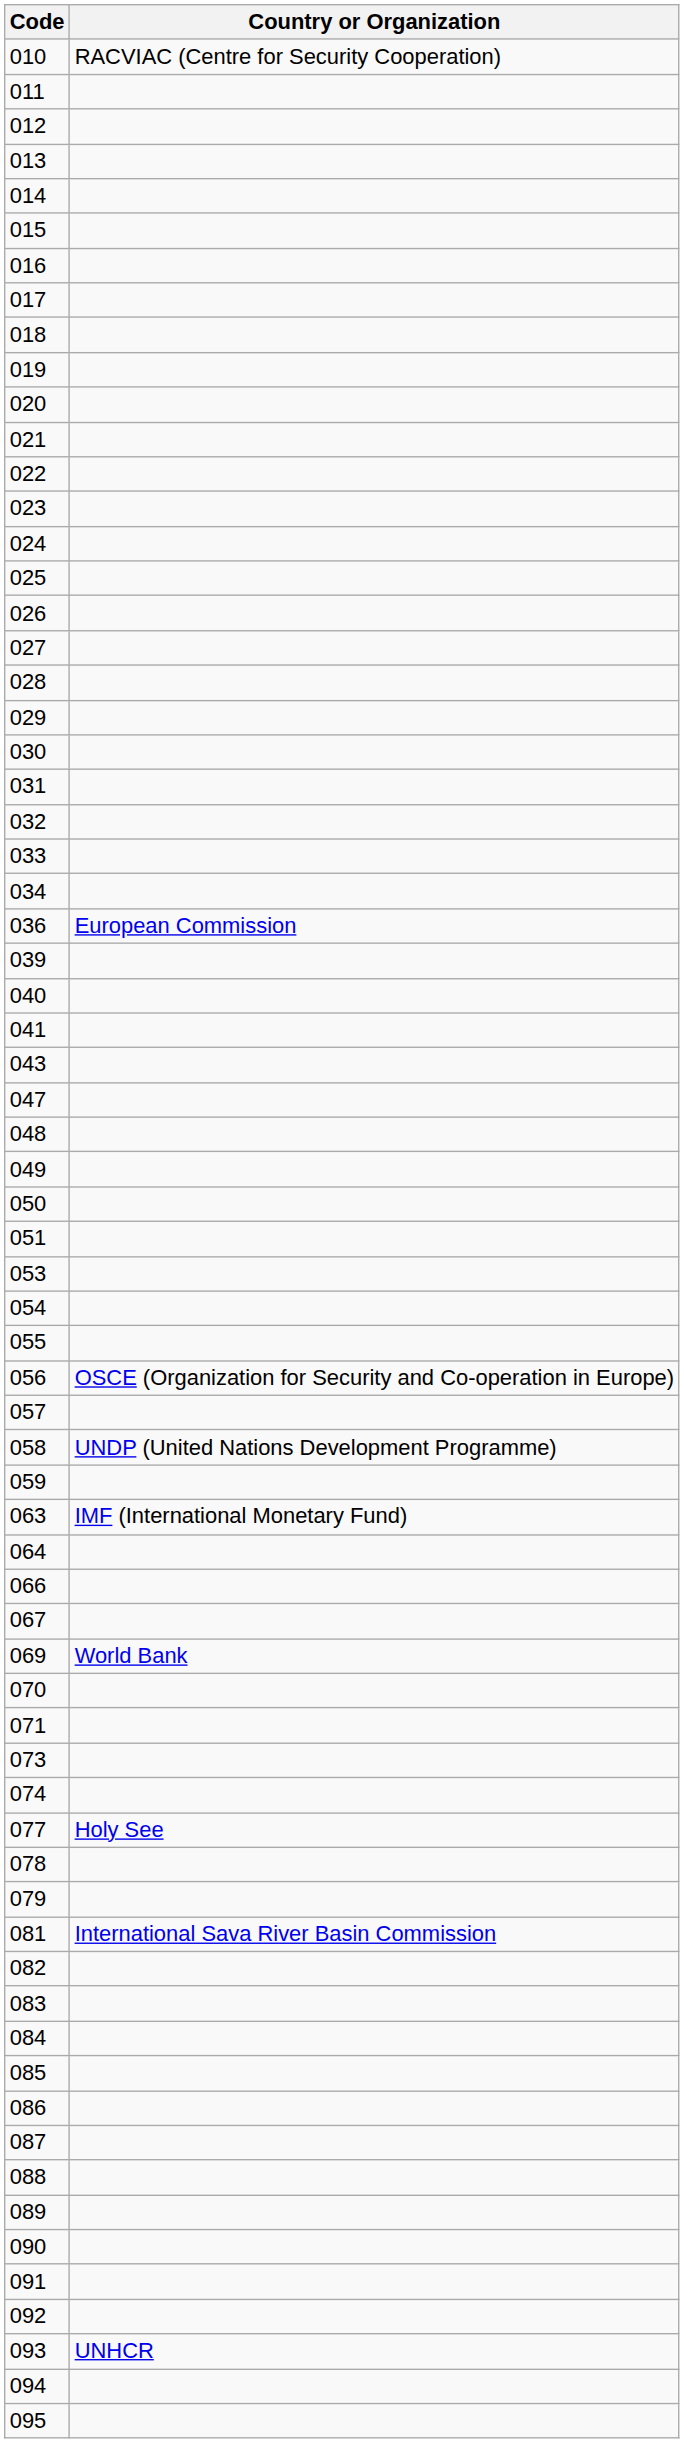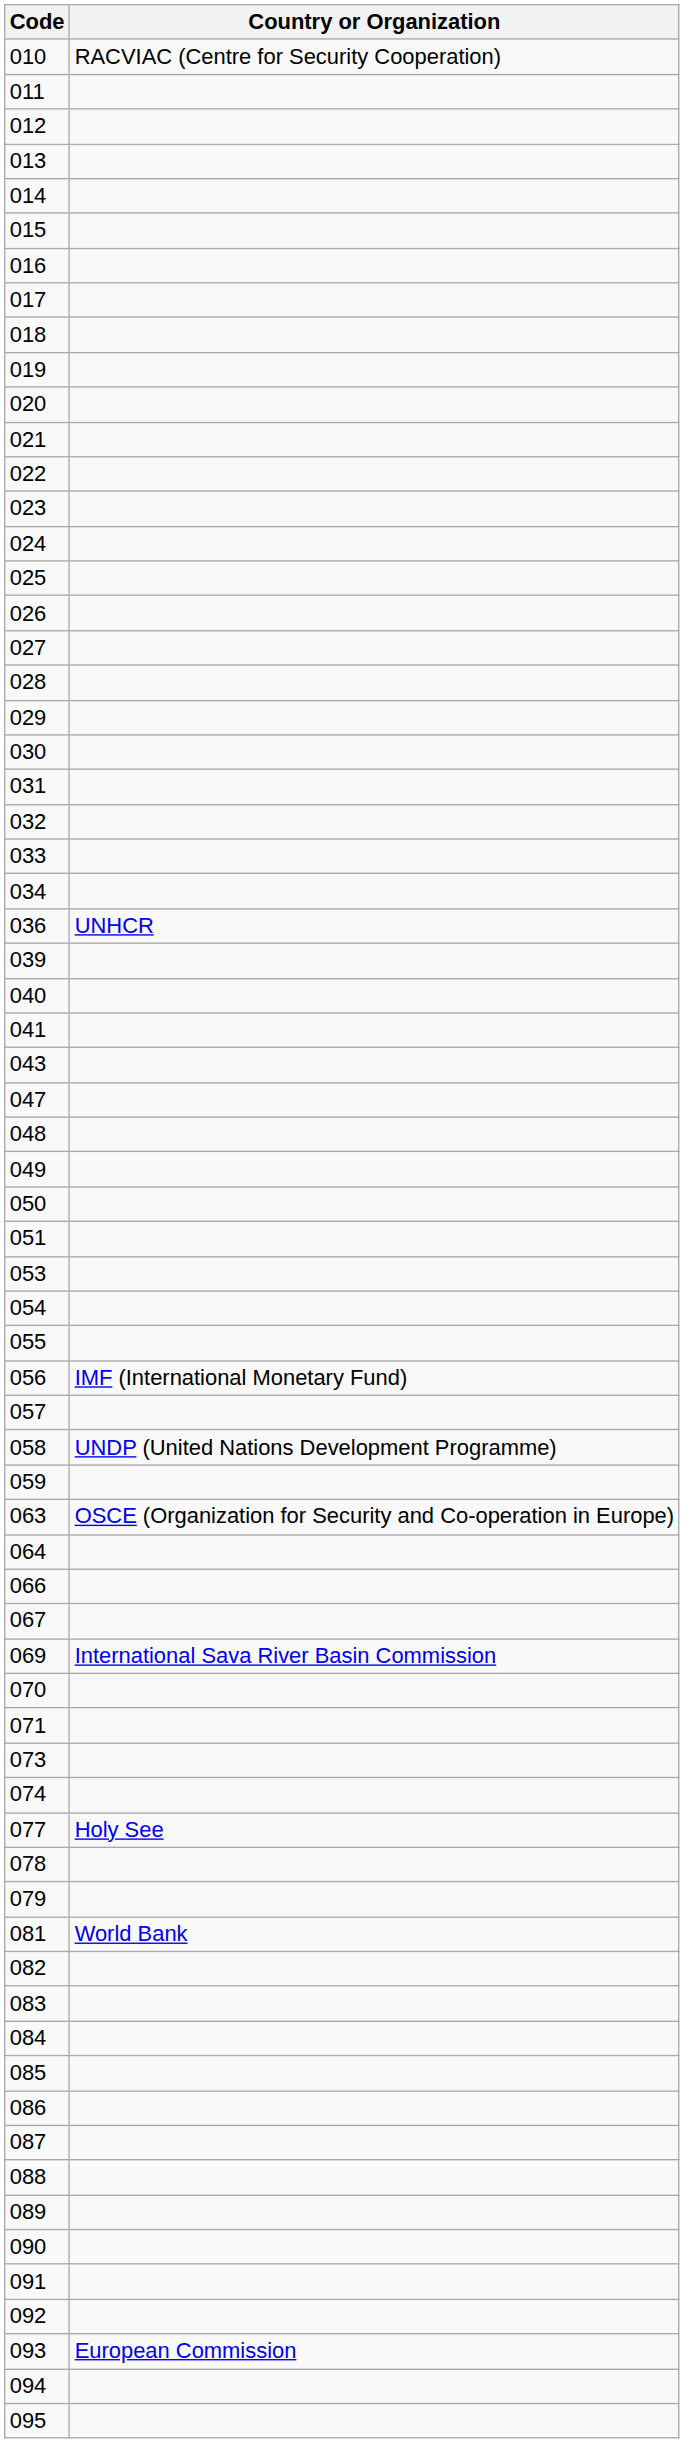(186, 925) European Commission -> (114, 925) UNHCR
(374, 1377) OSCE (Organization for Security and Co-operation in Europe) -> (241, 1377) IMF (International Monetary Fund)
(241, 1516) IMF (International Monetary Fund) -> (374, 1516) OSCE (Organization for Security and Co-operation in Europe)
(131, 1655) World Bank -> (285, 1655) International Sava River Basin Commission
(285, 1933) International Sava River Basin Commission -> (131, 1933) World Bank
(114, 2351) UNHCR -> (186, 2351) European Commission
